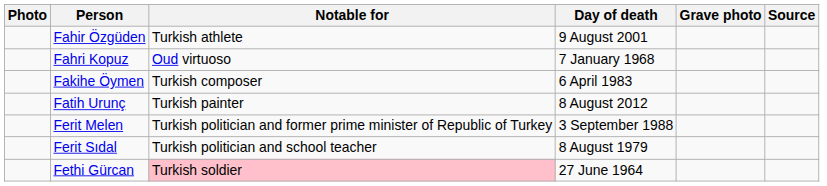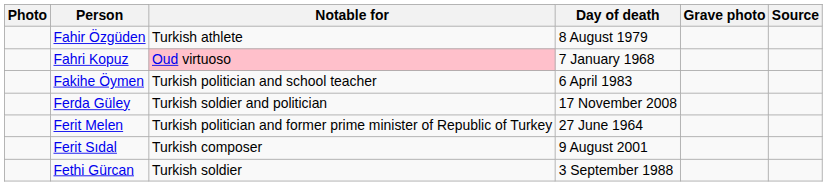(603, 37) 9 August 2001 -> (603, 37) 8 August 1979
(191, 59) no background -> (191, 59) pink background
(207, 81) Turkish composer -> (264, 81) Turkish politician and school teacher
- row: (89, 103)
+ row: (92, 103)
(616, 125) 3 September 1988 -> (601, 125) 27 June 1964
(264, 147) Turkish politician and school teacher -> (207, 147) Turkish composer
(603, 147) 8 August 1979 -> (603, 147) 9 August 2001
(197, 170) pink background -> (197, 170) no background
(601, 170) 27 June 1964 -> (616, 170) 3 September 1988
